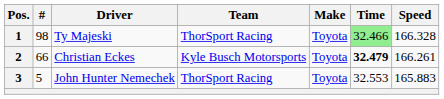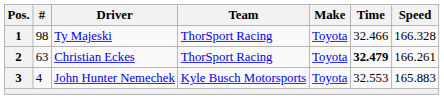(371, 36) lightgreen background -> (371, 36) no background
(42, 57) 66 -> (42, 57) 63
(243, 57) Kyle Busch Motorsports -> (227, 57) ThorSport Racing
(39, 78) 5 -> (39, 78) 4
(227, 78) ThorSport Racing -> (243, 78) Kyle Busch Motorsports
